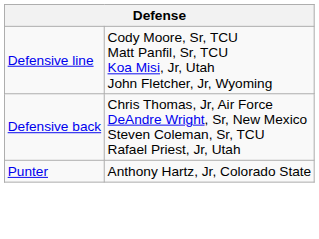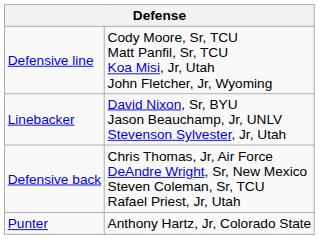+ row: (41, 120)
